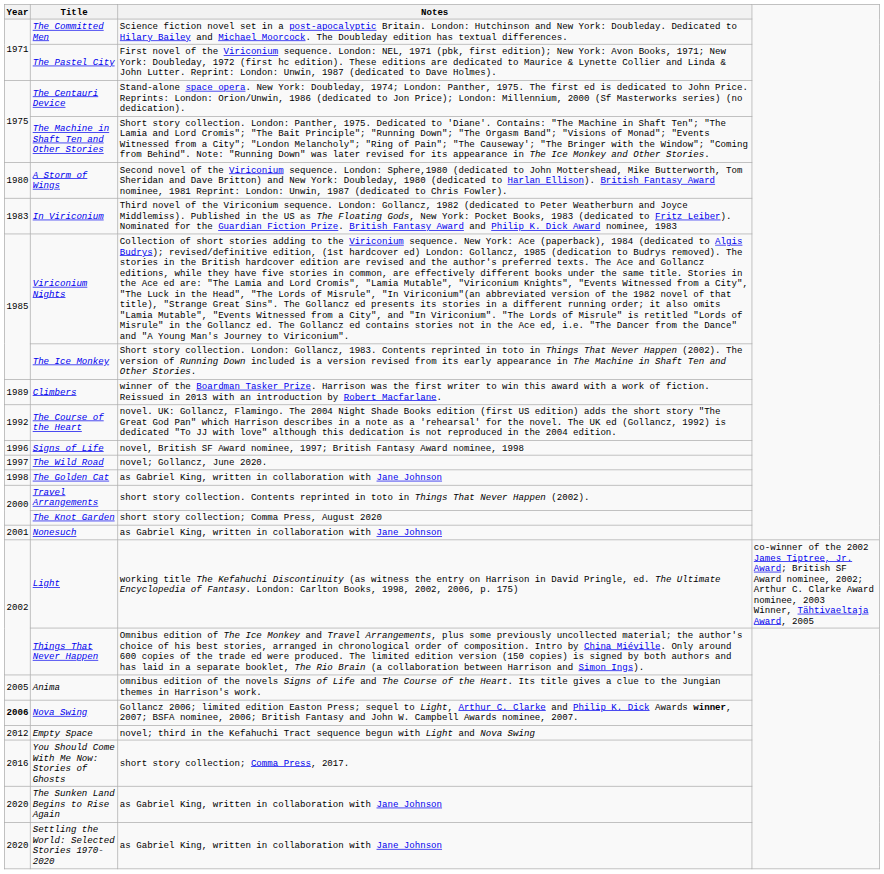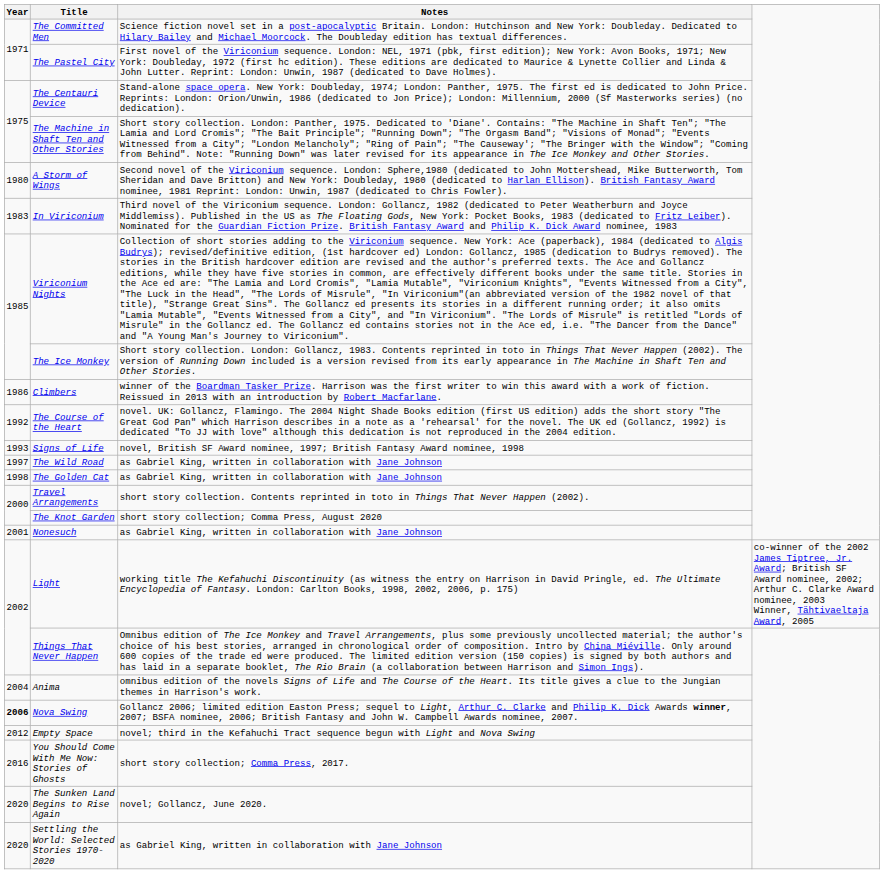(17, 392) 1989 -> (17, 392) 1986
(17, 448) 1996 -> (17, 448) 1993
(194, 463) novel; Gollancz, June 2020. -> (281, 463) as Gabriel King, written in collaboration with Jane Johnson
(17, 687) 2005 -> (17, 687) 2004
(281, 804) as Gabriel King, written in collaboration with Jane Johnson -> (194, 804) novel; Gollancz, June 2020.
